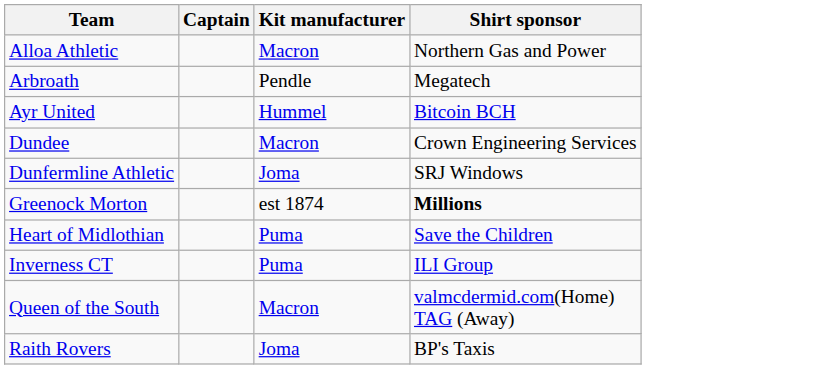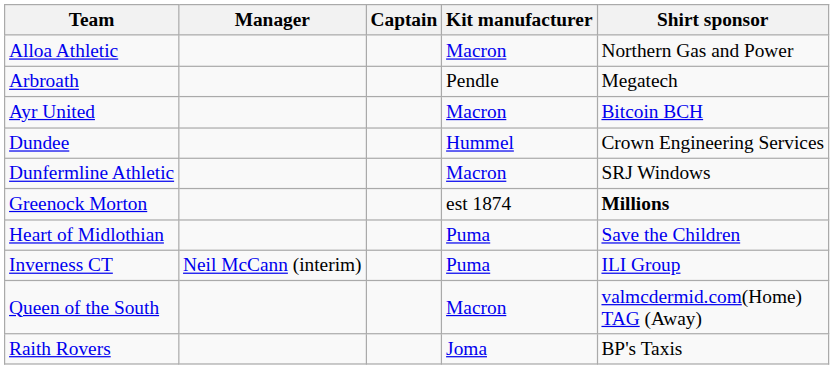+ column: (272, 19)
(293, 111) Hummel -> (476, 111) Macron
(289, 142) Macron -> (480, 142) Hummel
(279, 173) Joma -> (476, 173) Macron
